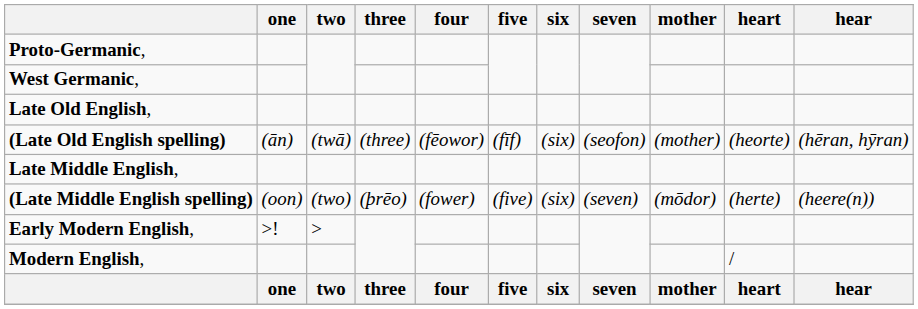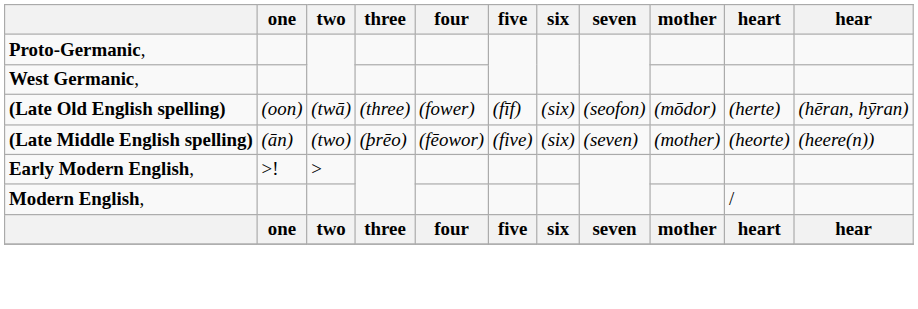- row: (80, 109)
(277, 139) (ān) -> (282, 109) (oon)
(452, 139) (fēowor) -> (447, 109) (fower)
(687, 139) (mother) -> (685, 109) (mōdor)
(759, 139) (heorte) -> (755, 109) (herte)
- row: (94, 169)
(282, 199) (oon) -> (277, 139) (ān)
(447, 199) (fower) -> (452, 139) (fēowor)
(685, 199) (mōdor) -> (687, 139) (mother)
(755, 199) (herte) -> (759, 139) (heorte)
